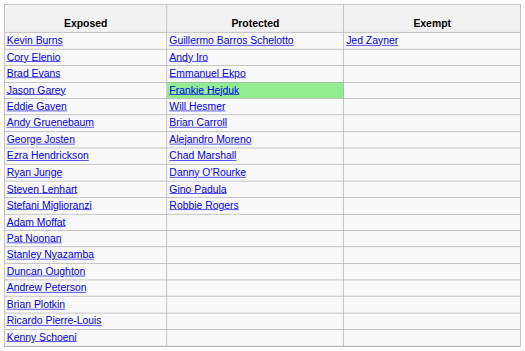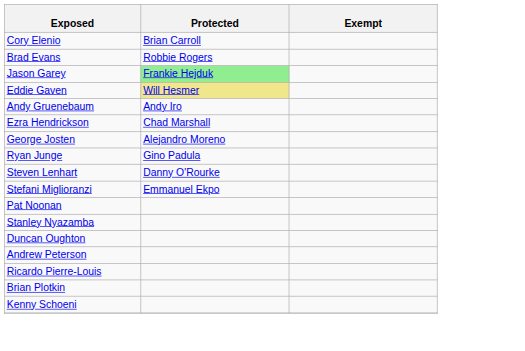- row: (35, 40)
(189, 57) Andy Iro -> (172, 40) Brian Carroll
(208, 73) Emmanuel Ekpo -> (178, 57) Robbie Rogers
(197, 106) no background -> (171, 90) khaki background
(198, 123) Brian Carroll -> (163, 106) Andy Iro
rows swapped: (48, 156) <-> (41, 139)
(208, 172) Danny O'Rourke -> (172, 156) Gino Padula
(198, 189) Gino Padula -> (181, 172) Danny O'Rourke
(204, 205) Robbie Rogers -> (181, 189) Emmanuel Ekpo
- row: (36, 222)
rows swapped: (54, 321) <-> (36, 304)
